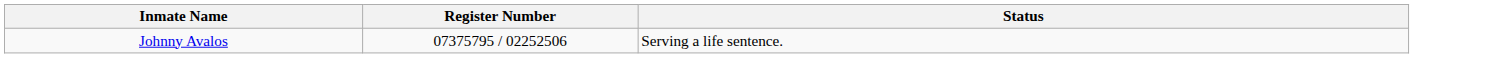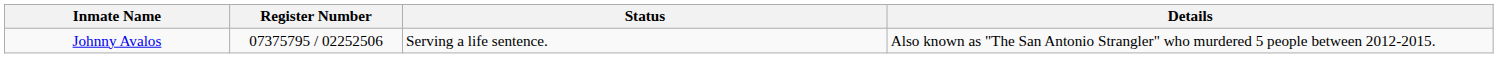+ column: (1190, 16)
